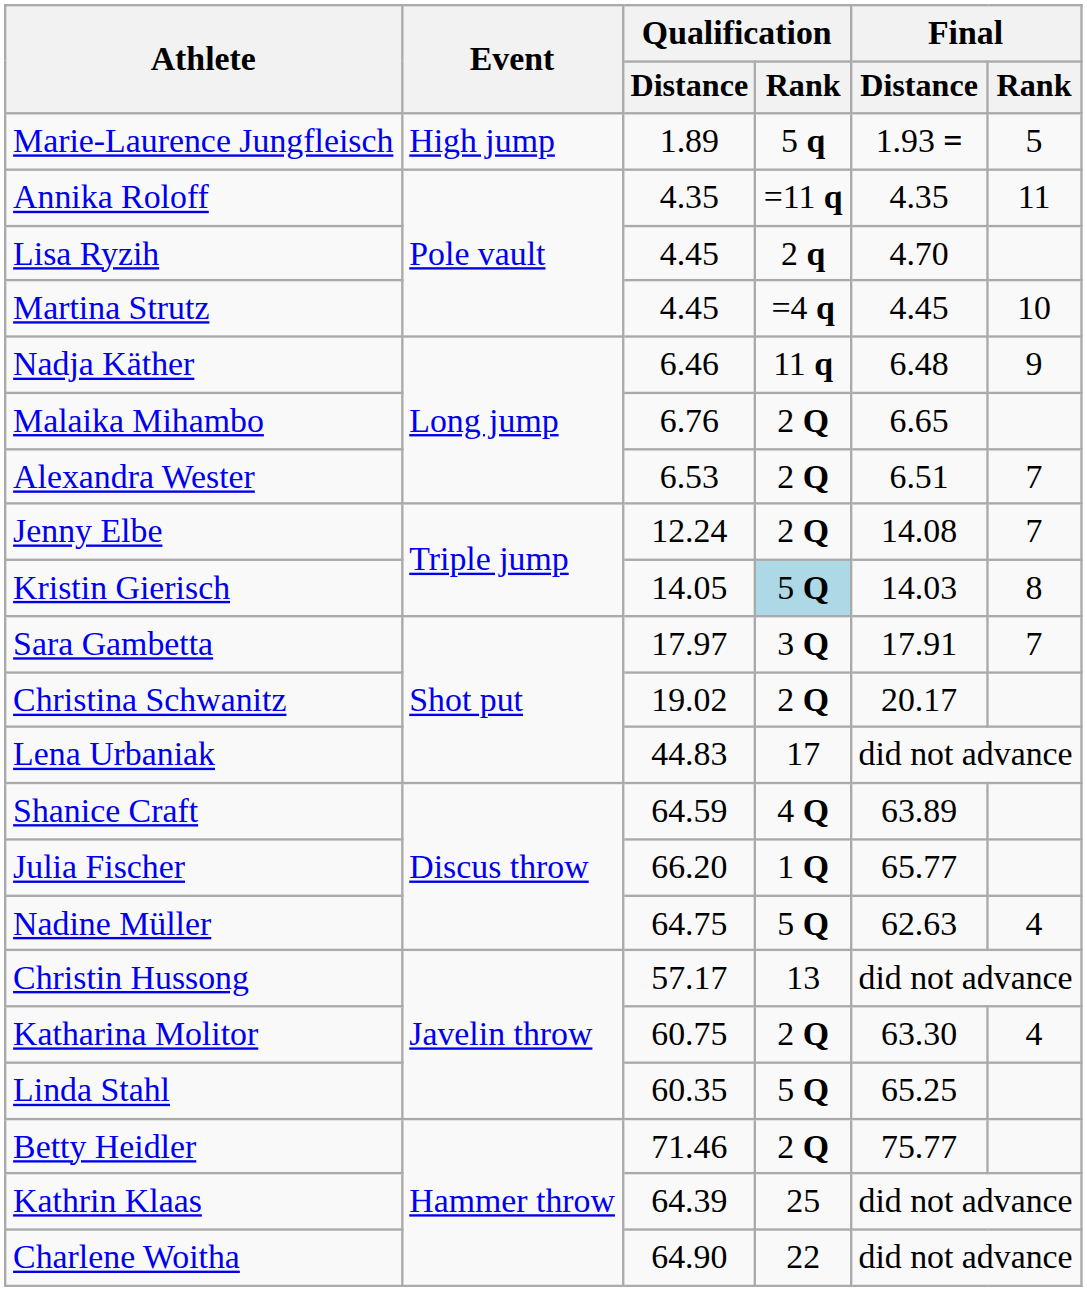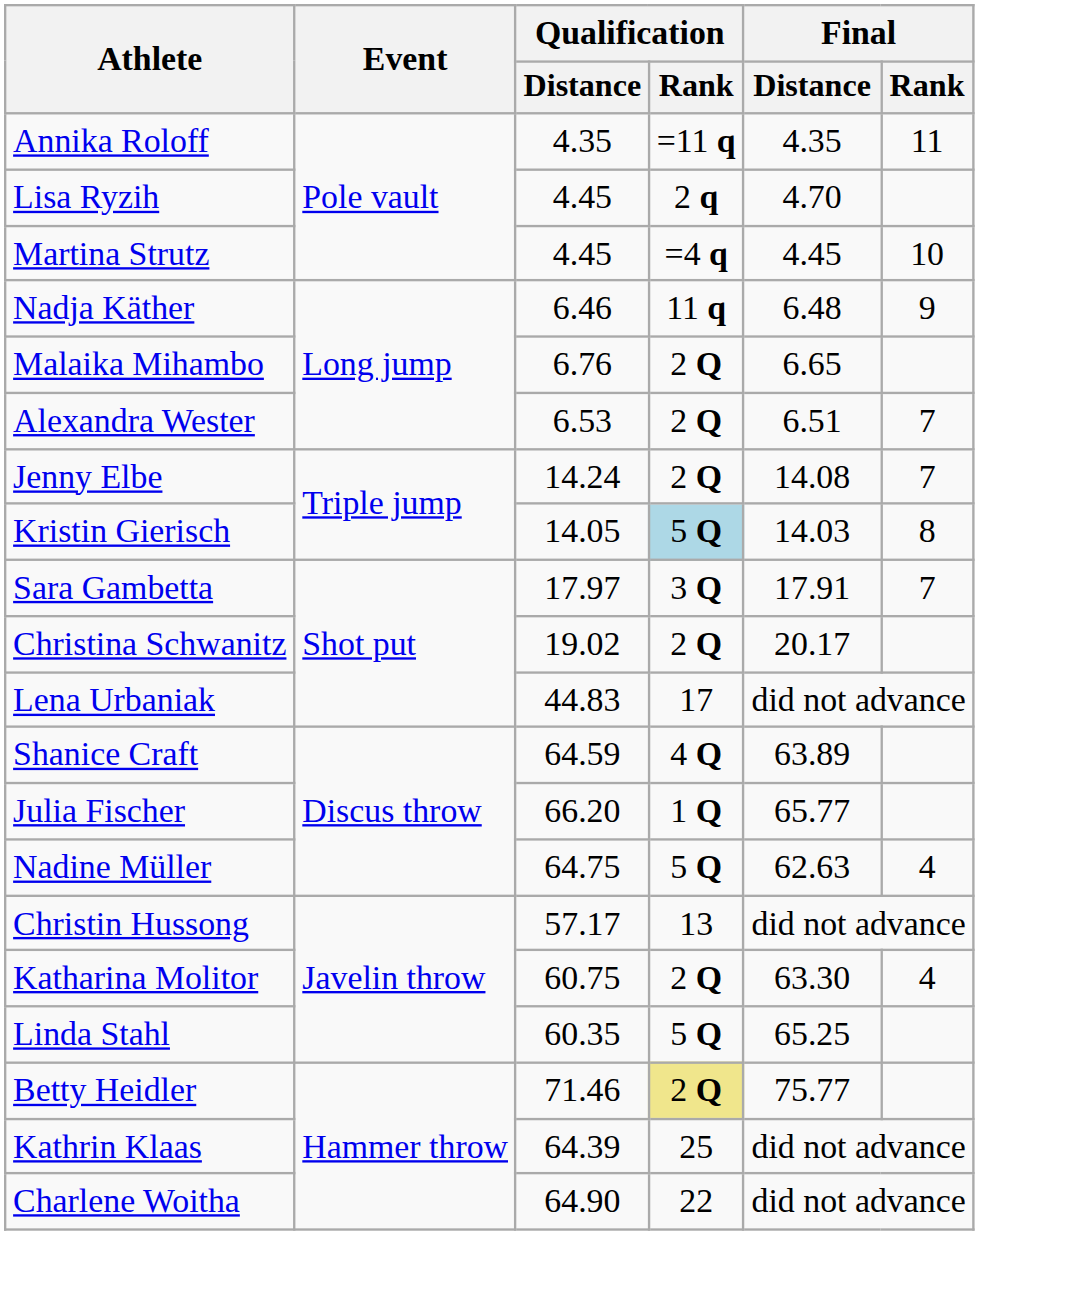- row: (203, 141)
(689, 532) 12.24 -> (582, 476) 14.24
(803, 1146) no background -> (696, 1090) khaki background
